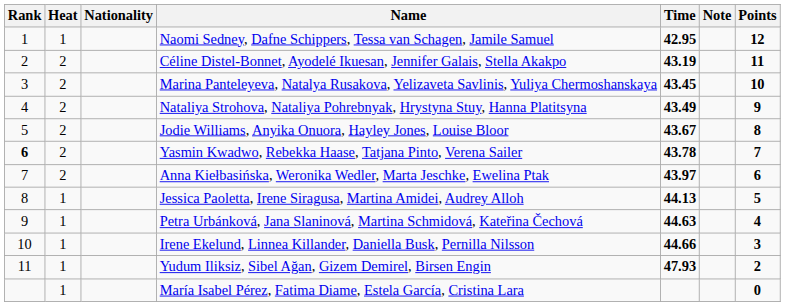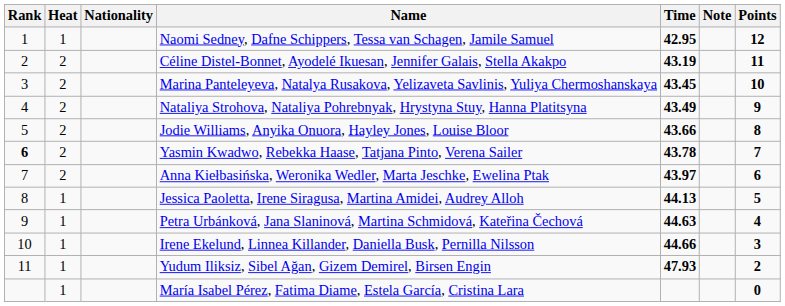(680, 130) 43.67 -> (680, 130) 43.66
